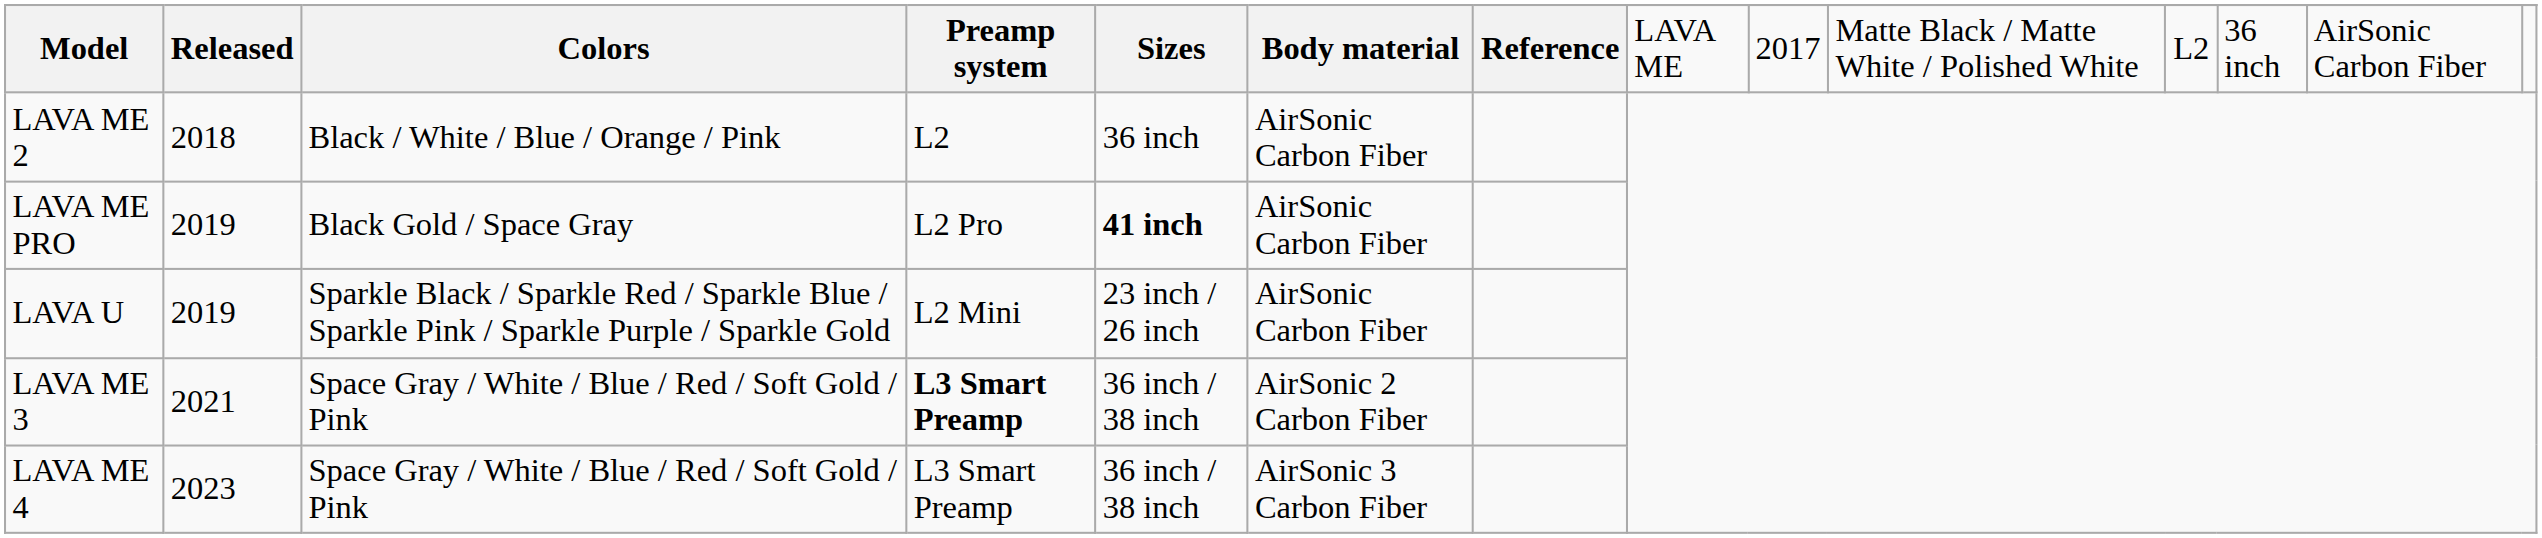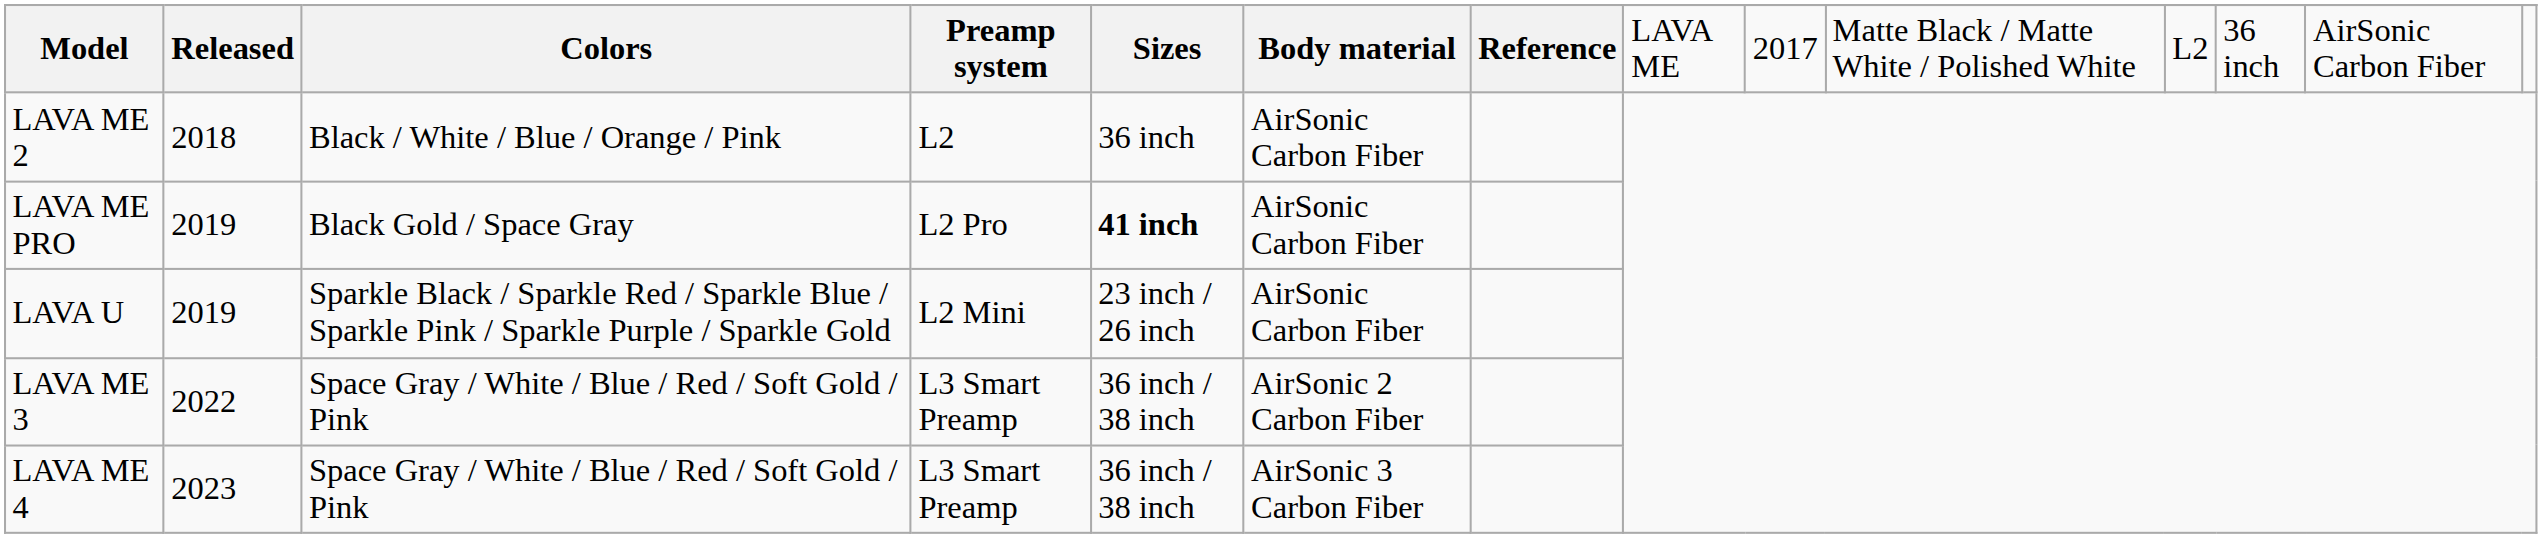(203, 400) 2021 -> (204, 400) 2022
(980, 400) bold -> (979, 400) normal
